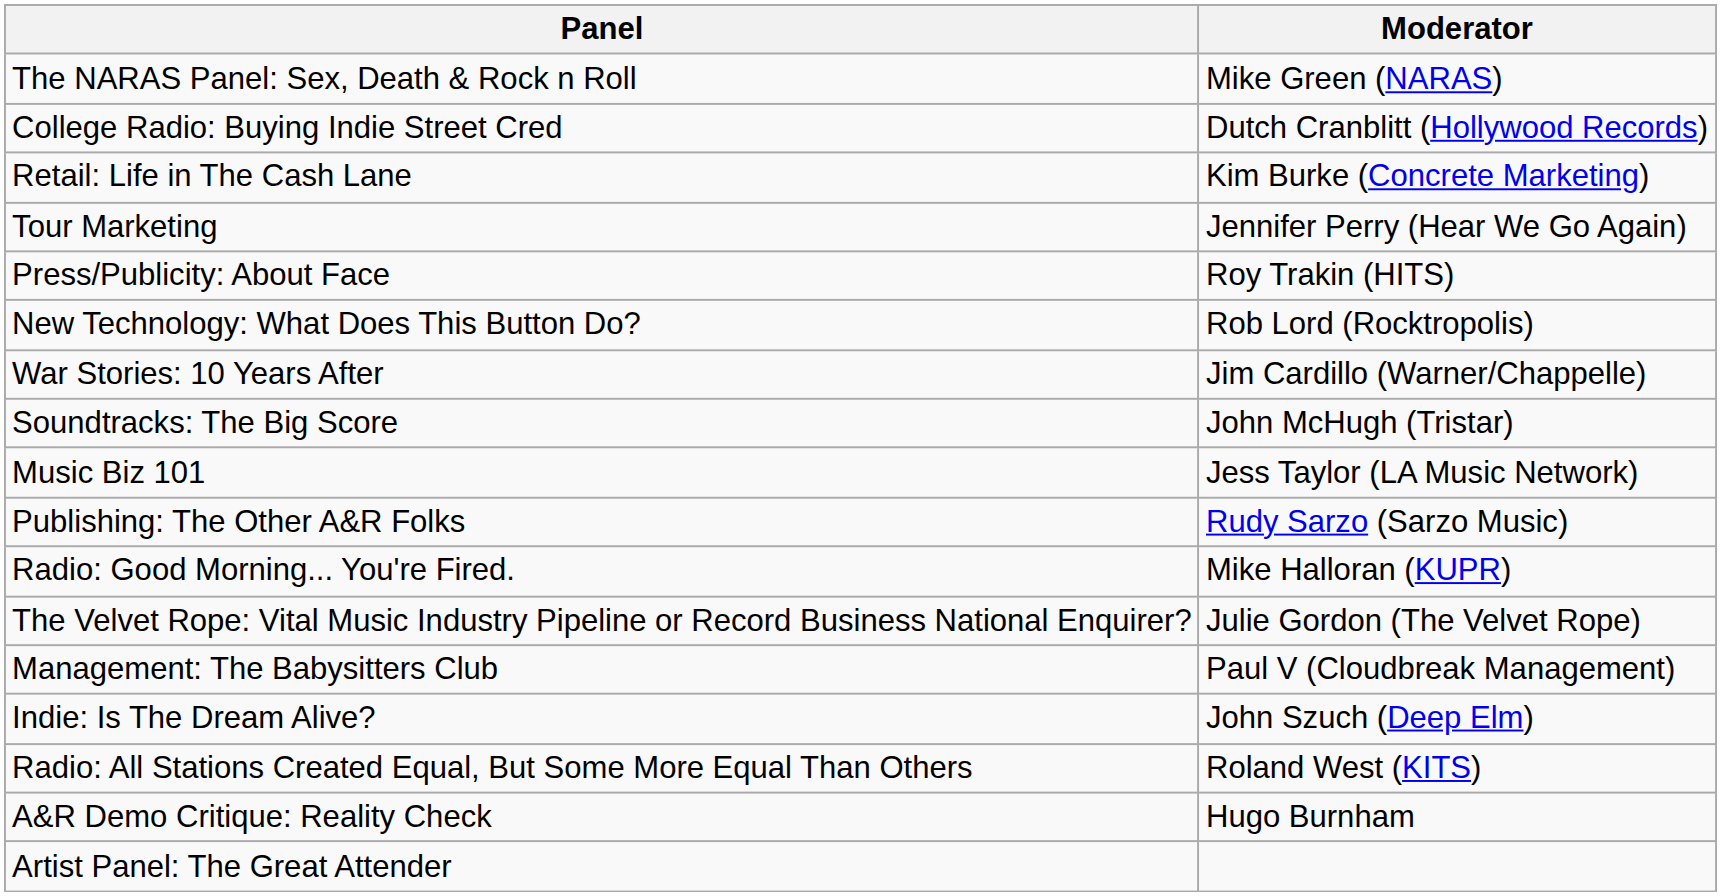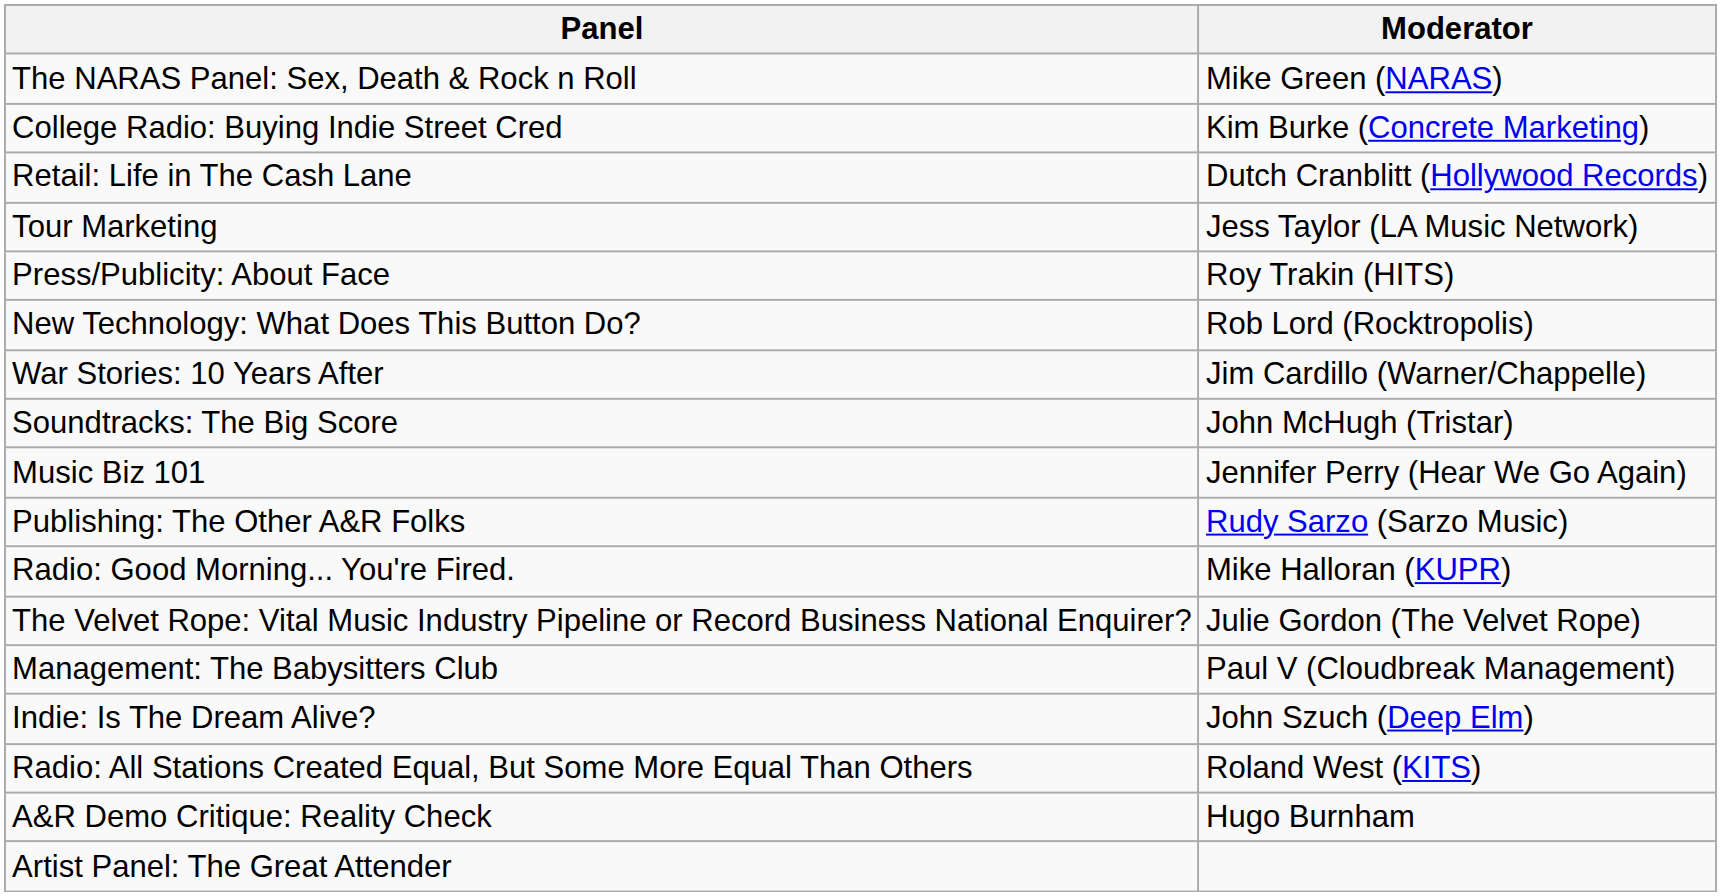(1457, 127) Dutch Cranblitt (Hollywood Records) -> (1428, 127) Kim Burke (Concrete Marketing)
(1428, 176) Kim Burke (Concrete Marketing) -> (1457, 176) Dutch Cranblitt (Hollywood Records)
(1446, 226) Jennifer Perry (Hear We Go Again) -> (1422, 226) Jess Taylor (LA Music Network)
(1422, 472) Jess Taylor (LA Music Network) -> (1446, 472) Jennifer Perry (Hear We Go Again)
